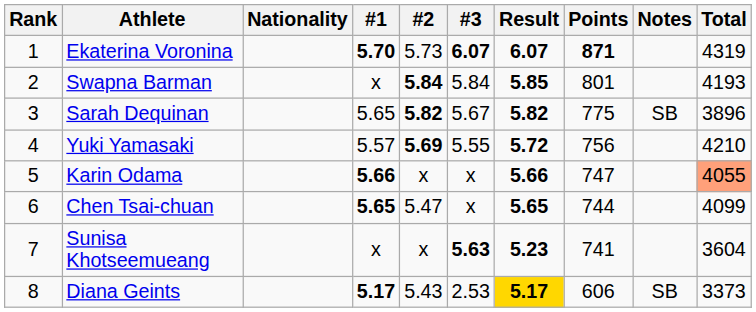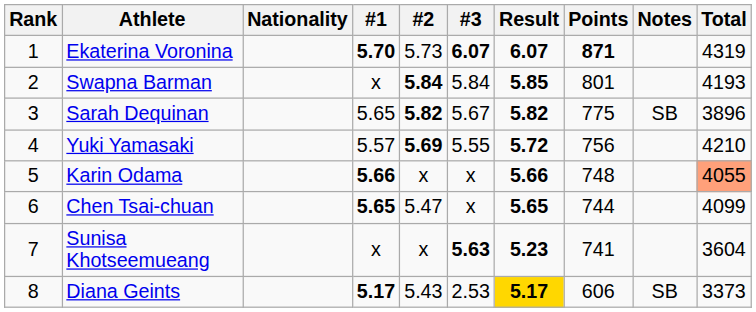(598, 176) 747 -> (598, 176) 748
